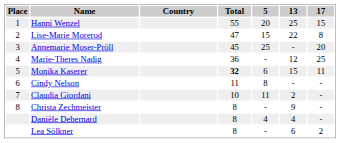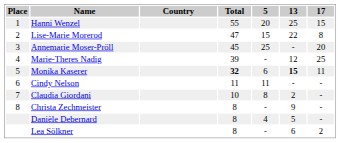(235, 59) 36 -> (235, 59) 39
(293, 71) normal -> (293, 71) bold
(265, 83) 8 -> (265, 83) 11
(265, 95) 11 -> (265, 95) 8
(293, 119) 4 -> (293, 119) 5
